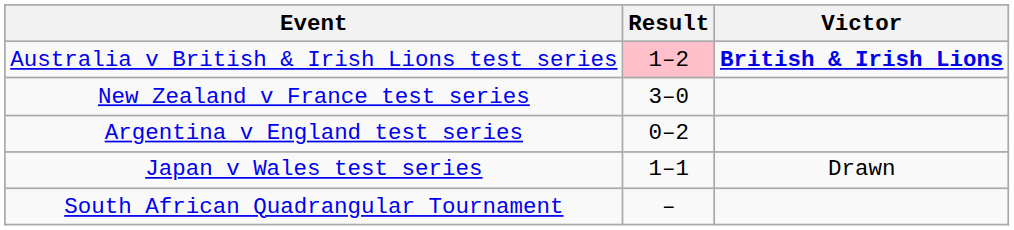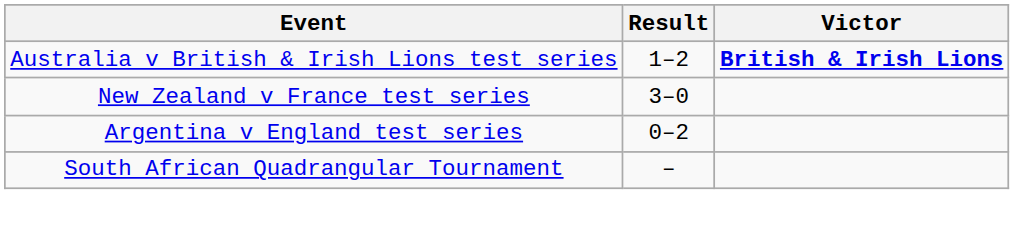(669, 60) pink background -> (669, 60) no background
- row: (314, 170)
